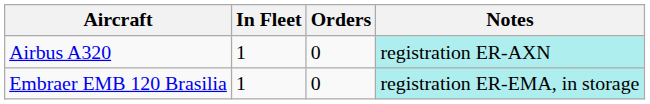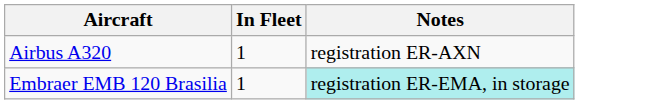- column: (341, 20)
(466, 51) paleturquoise background -> (396, 51) no background
